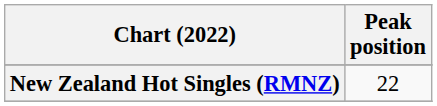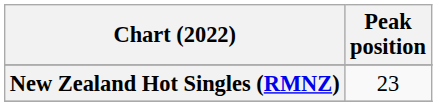(388, 82) 22 -> (388, 82) 23
